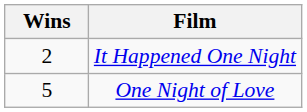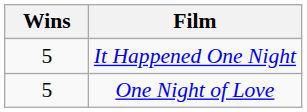(47, 55) 2 -> (47, 55) 5
